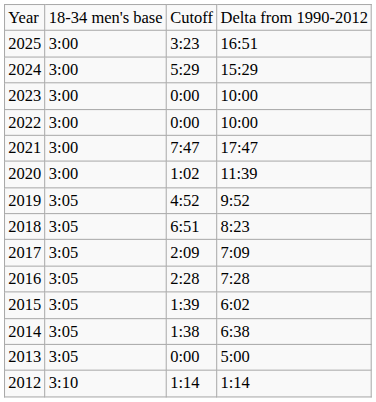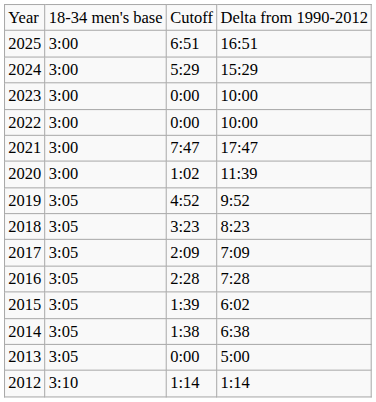(185, 43) 3:23 -> (185, 43) 6:51
(185, 226) 6:51 -> (185, 226) 3:23
